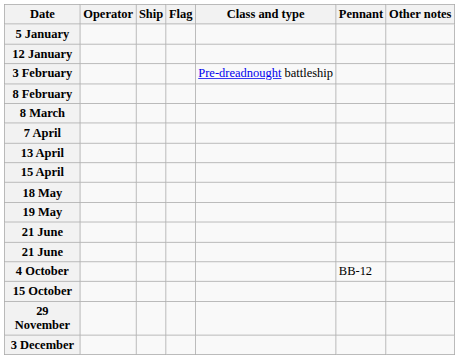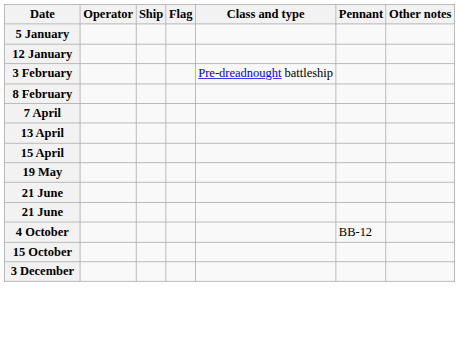- row: (42, 113)
- row: (42, 192)
- row: (42, 318)
